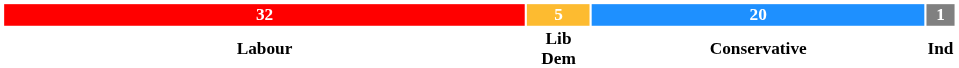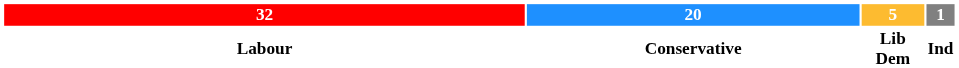columns swapped: (758, 14) <-> (559, 14)
